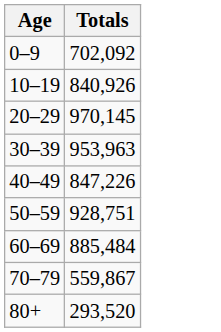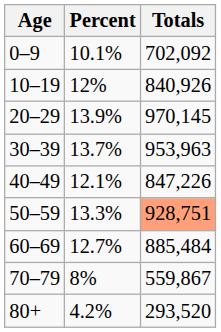+ column: (103, 20)
(103, 213) no background -> (178, 213) lightsalmon background
